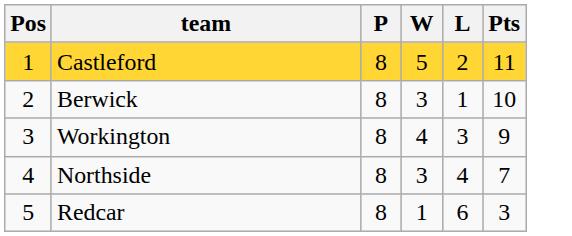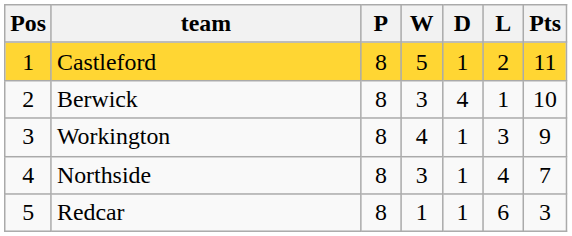+ column: (462, 23)
